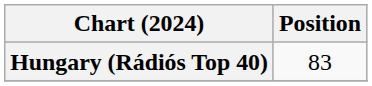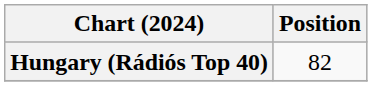(320, 61) 83 -> (320, 61) 82
